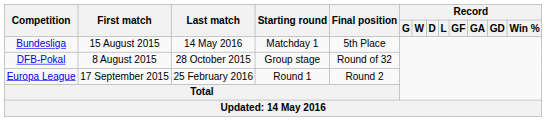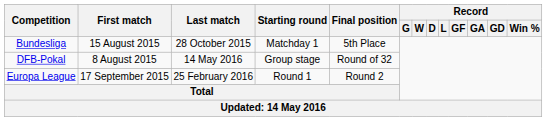(213, 44) 14 May 2016 -> (213, 44) 28 October 2015
(213, 60) 28 October 2015 -> (213, 60) 14 May 2016
